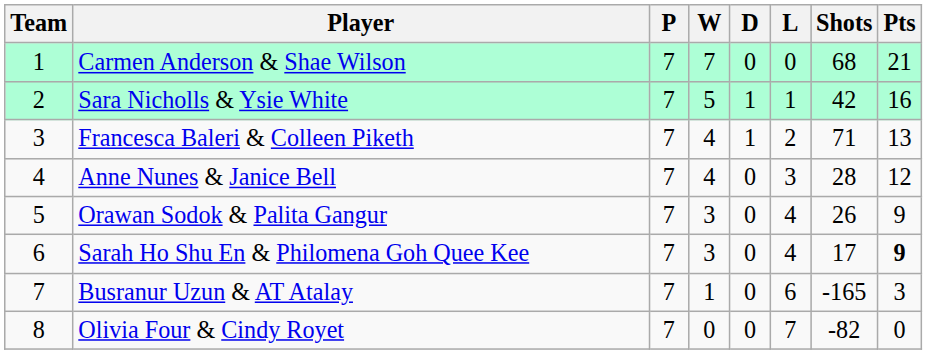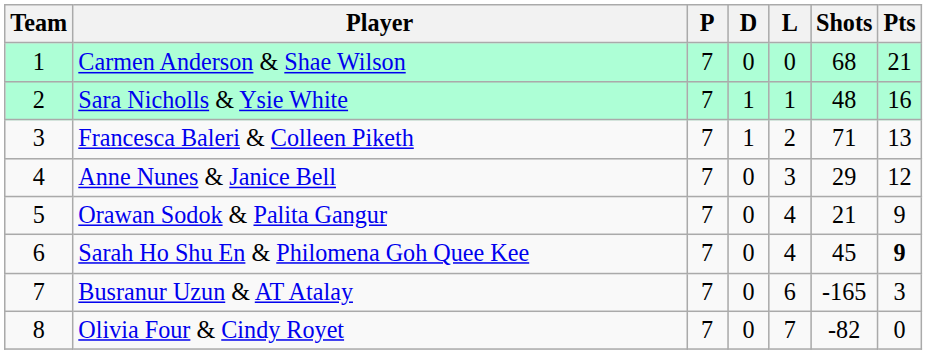- column: (709, 23)
(844, 100) 42 -> (844, 100) 48
(844, 176) 28 -> (844, 176) 29
(844, 215) 26 -> (844, 215) 21
(844, 253) 17 -> (844, 253) 45
